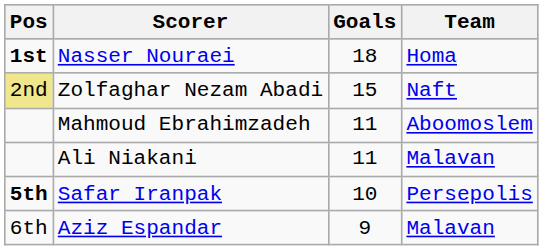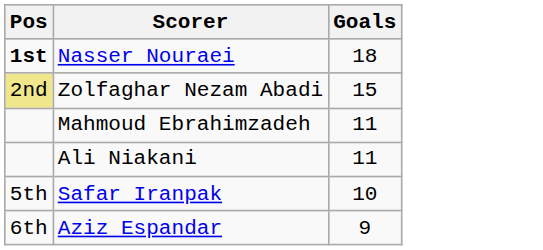- column: (470, 22)
(29, 194) bold -> (29, 194) normal
